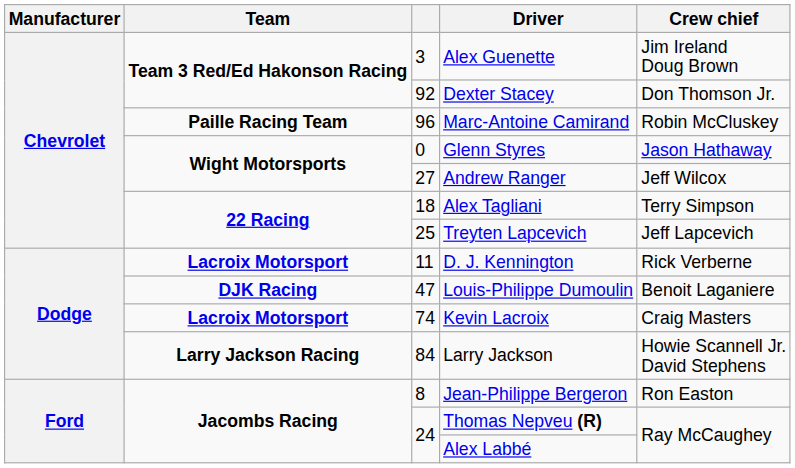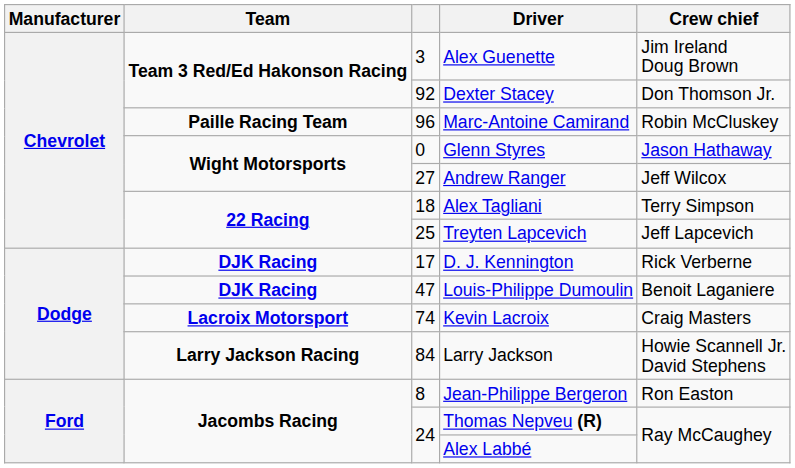(268, 262) Lacroix Motorsport -> (268, 262) DJK Racing
(425, 262) 11 -> (425, 262) 17
